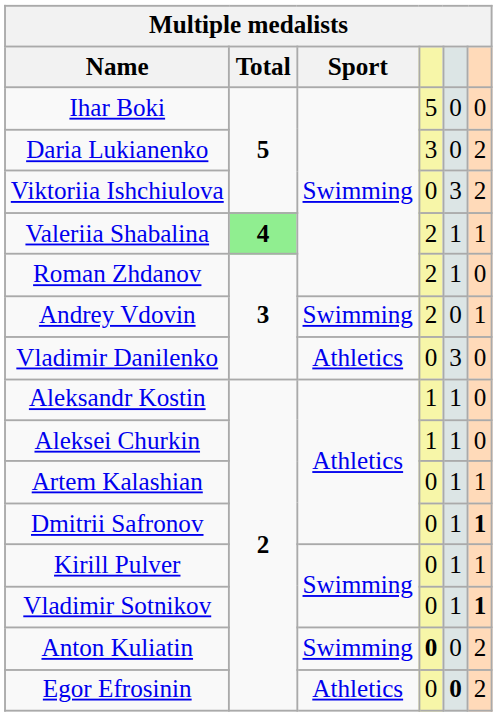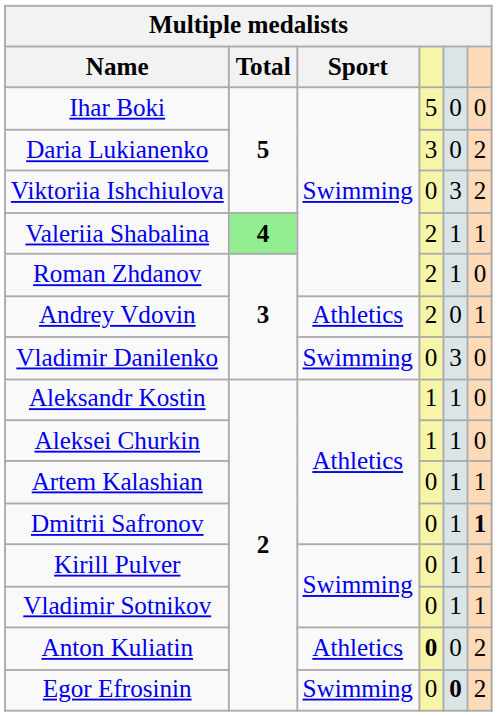(358, 315) Swimming -> (358, 315) Athletics
(358, 357) Athletics -> (358, 357) Swimming
(480, 606) bold -> (480, 606) normal
(358, 648) Swimming -> (358, 648) Athletics
(358, 689) Athletics -> (358, 689) Swimming
